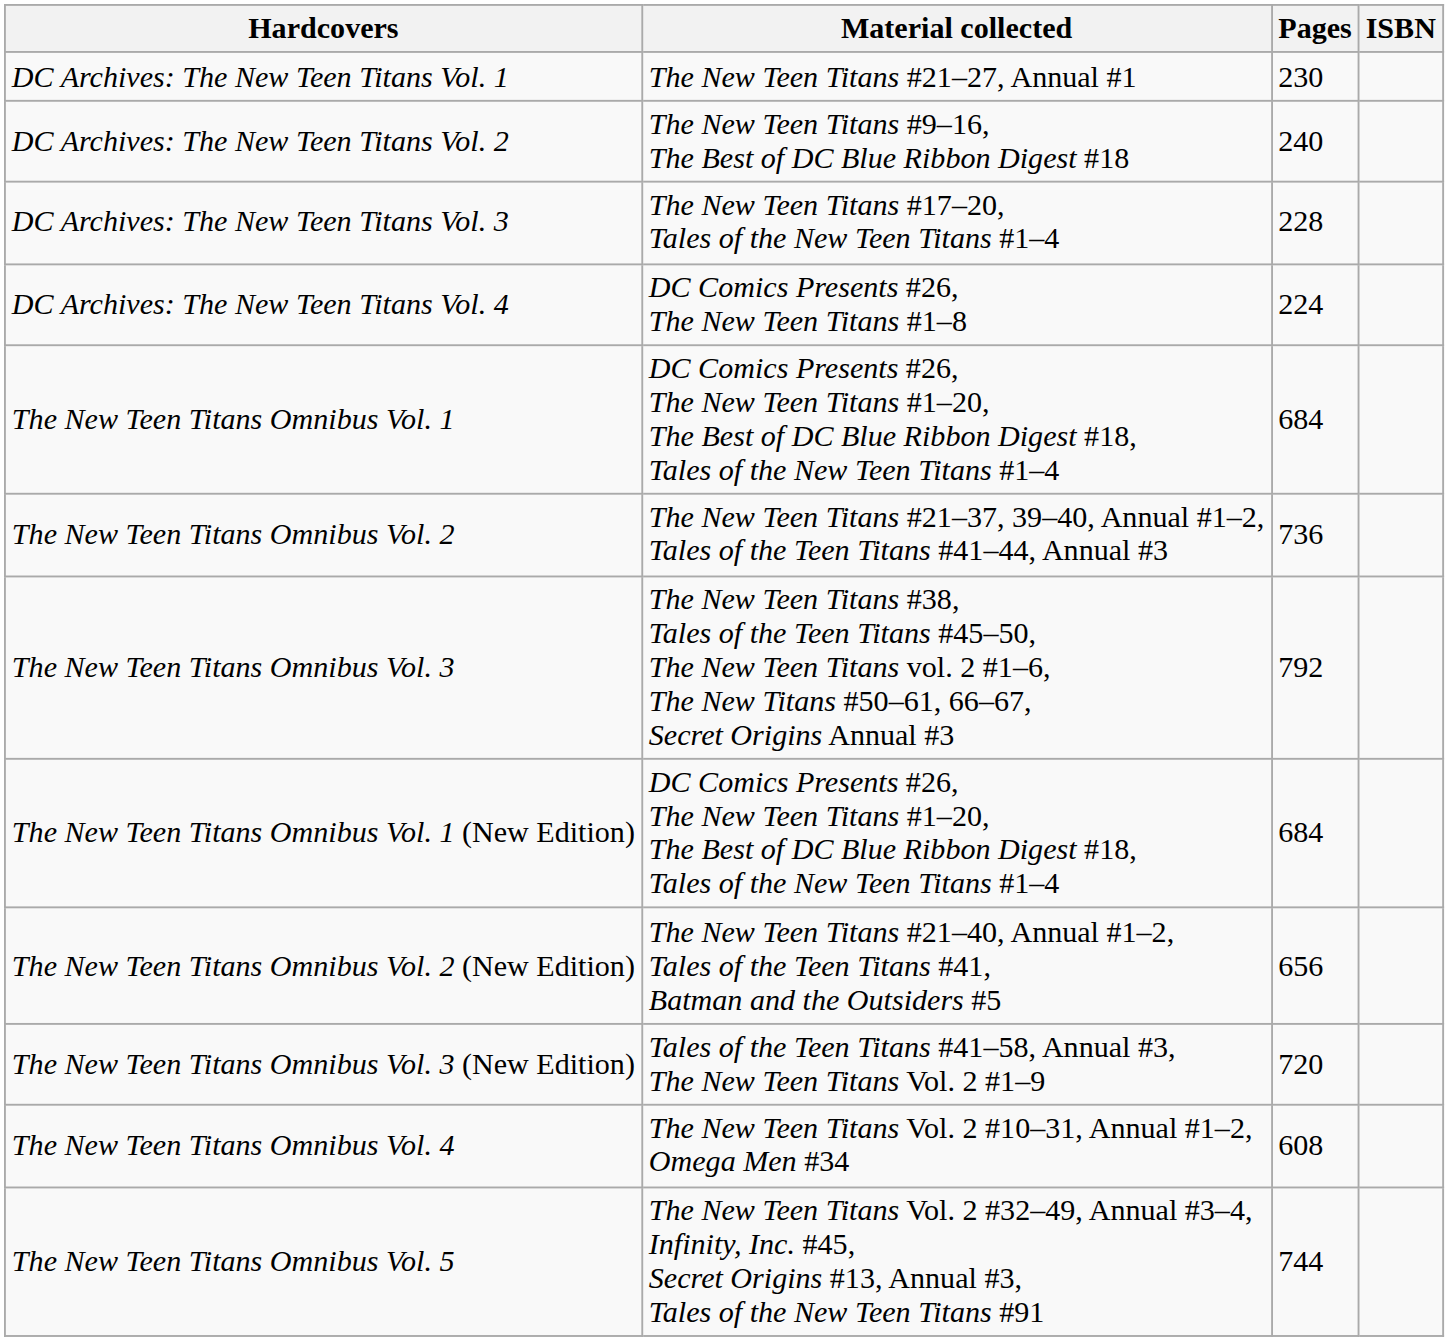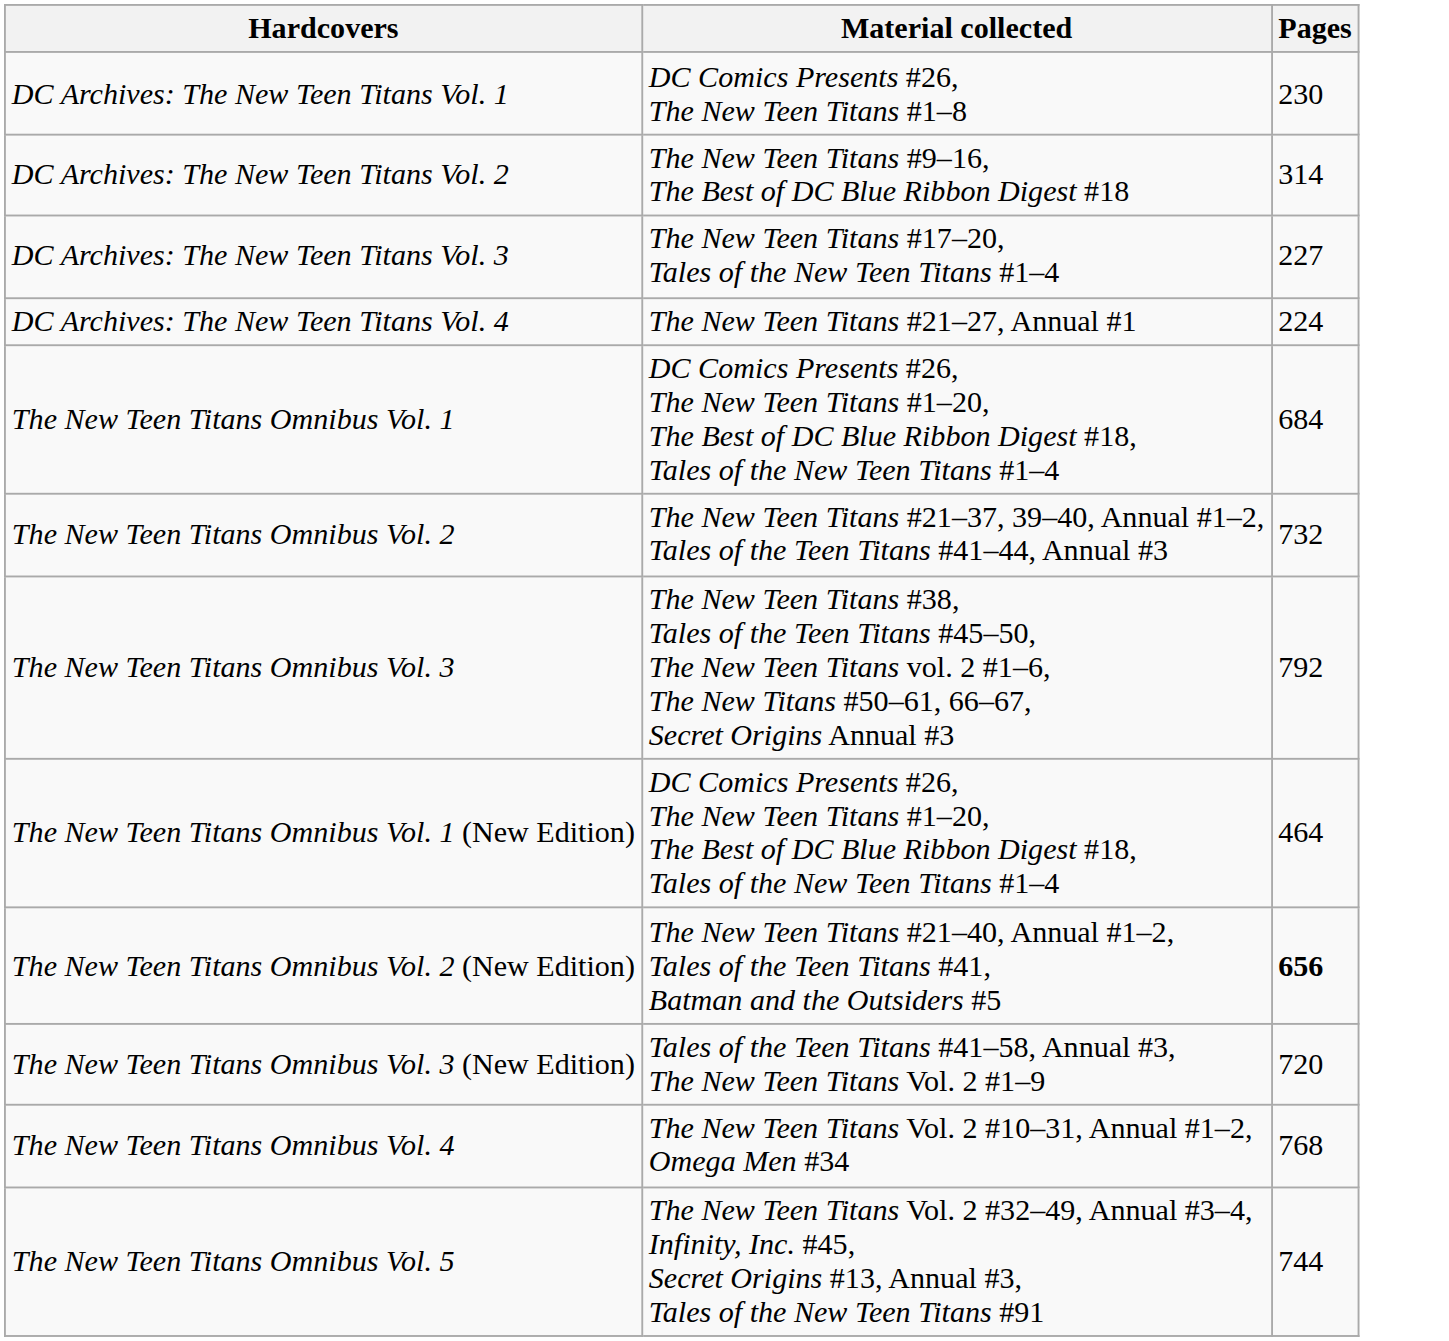- column: (1401, 28)
(893, 76) The New Teen Titans #21–27, Annual #1 -> (808, 92) DC Comics Presents #26, The New Teen Titans #1–8
(1301, 140) 240 -> (1301, 174) 314
(1301, 222) 228 -> (1301, 256) 227
(808, 303) DC Comics Presents #26, The New Teen Titans #1–8 -> (893, 320) The New Teen Titans #21–27, Annual #1
(1301, 534) 736 -> (1301, 534) 732
(1301, 832) 684 -> (1301, 832) 464
(1301, 965) normal -> (1301, 965) bold
(1301, 1145) 608 -> (1301, 1145) 768
